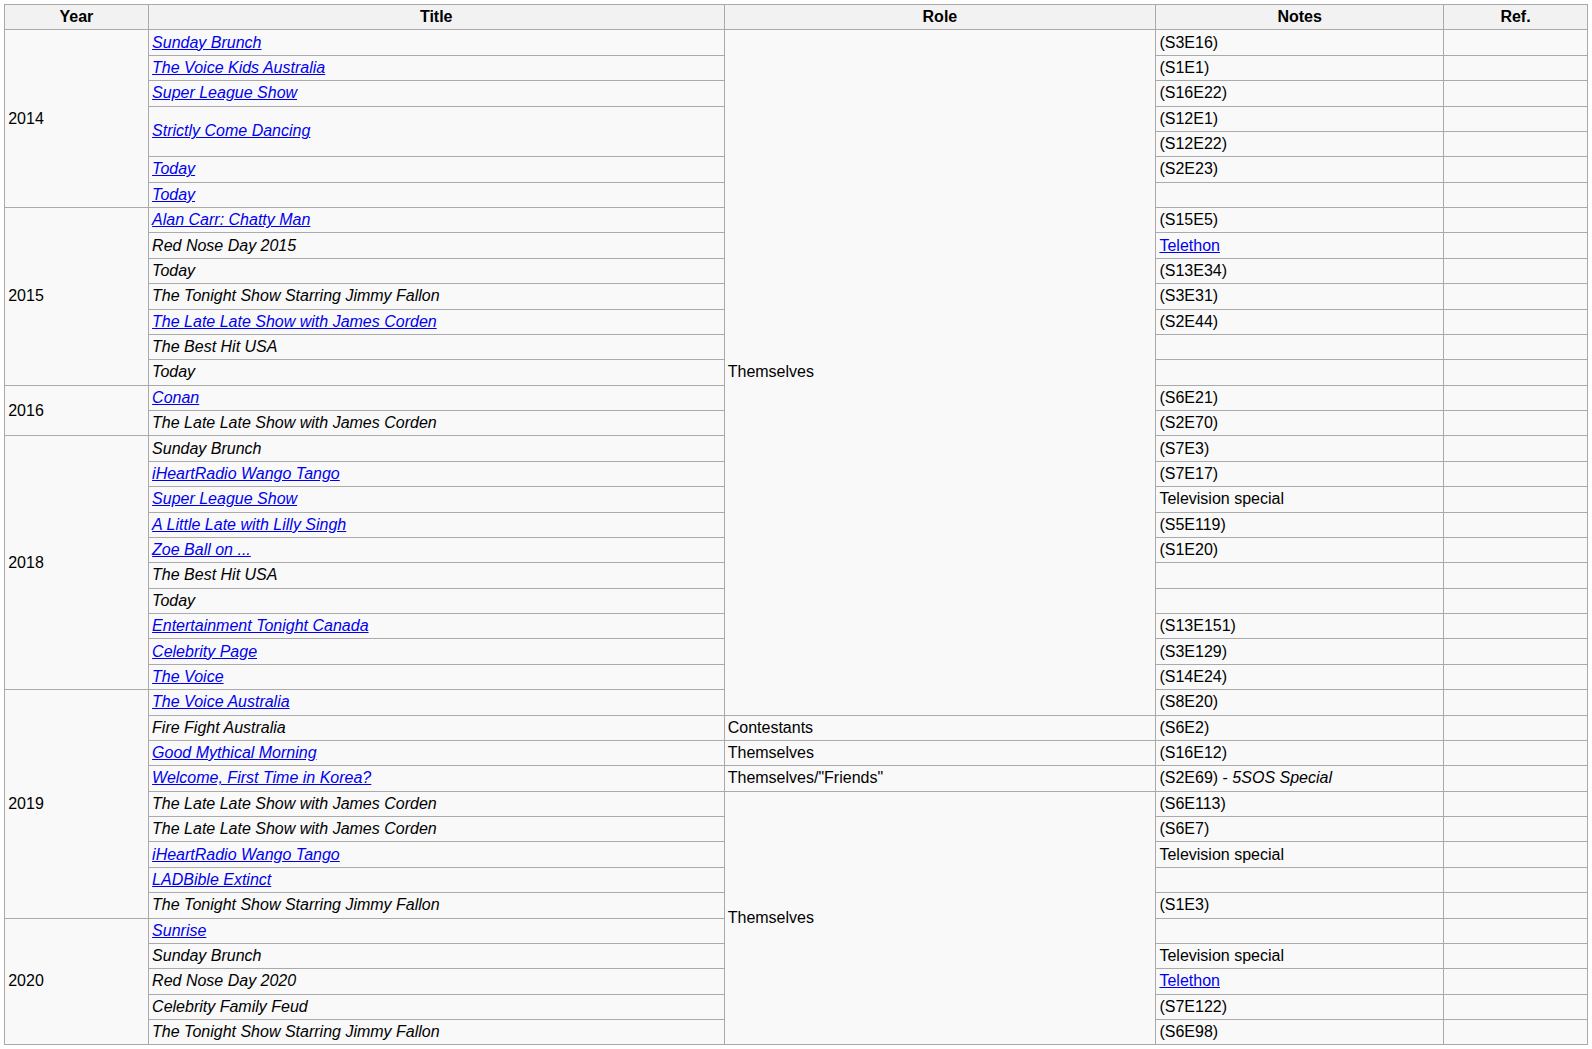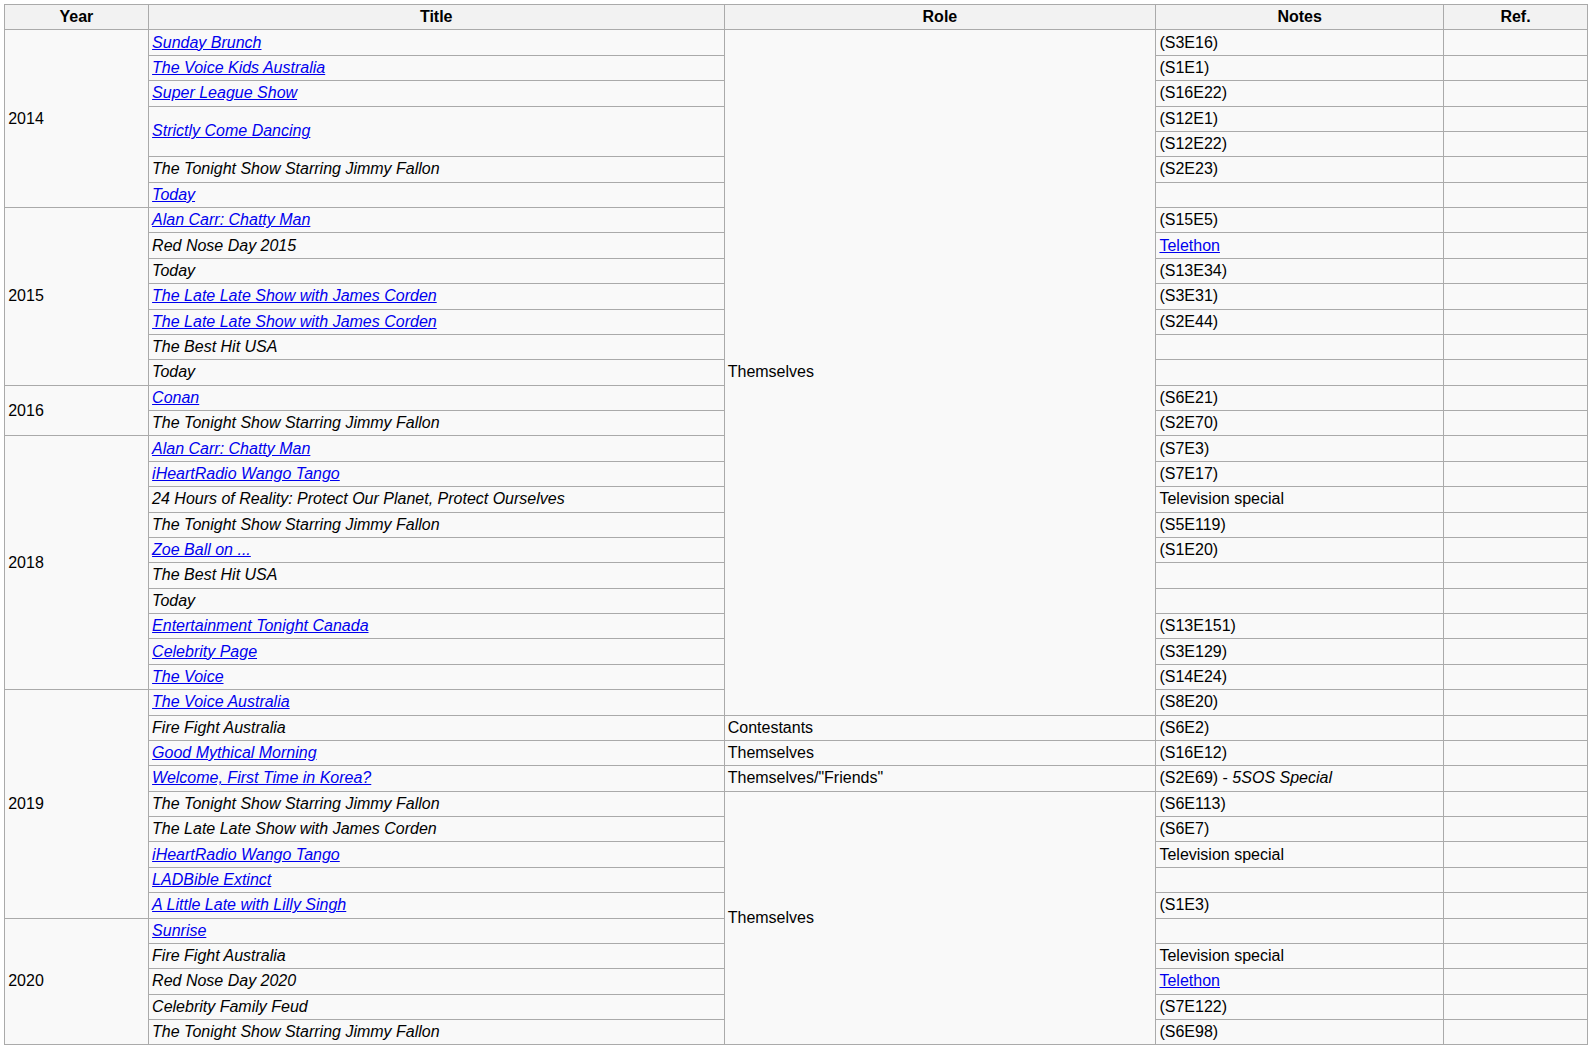(174, 169) Today -> (296, 169) The Tonight Show Starring Jimmy Fallon
(296, 296) The Tonight Show Starring Jimmy Fallon -> (294, 296) The Late Late Show with James Corden
(294, 423) The Late Late Show with James Corden -> (296, 423) The Tonight Show Starring Jimmy Fallon
(207, 448) Sunday Brunch -> (231, 448) Alan Carr: Chatty Man
(225, 499) Super League Show -> (358, 499) 24 Hours of Reality: Protect Our Planet, Protect Ourselves
(249, 524) A Little Late with Lilly Singh -> (296, 524) The Tonight Show Starring Jimmy Fallon
(294, 803) The Late Late Show with James Corden -> (296, 803) The Tonight Show Starring Jimmy Fallon
(296, 905) The Tonight Show Starring Jimmy Fallon -> (249, 905) A Little Late with Lilly Singh
(207, 956) Sunday Brunch -> (219, 956) Fire Fight Australia
